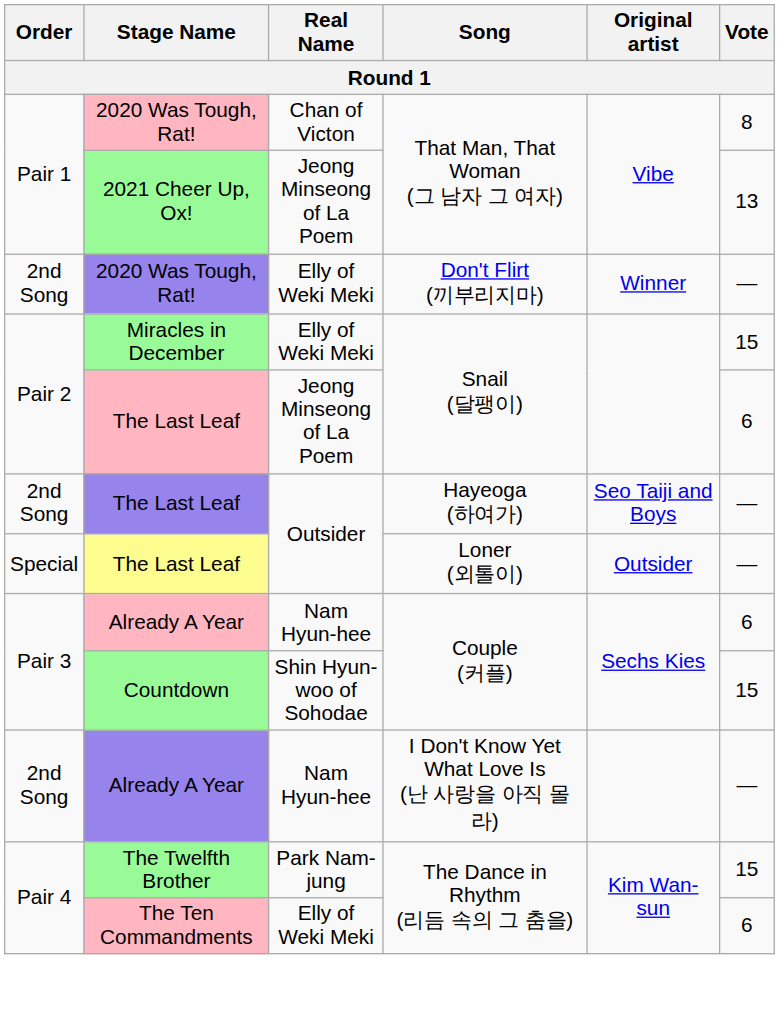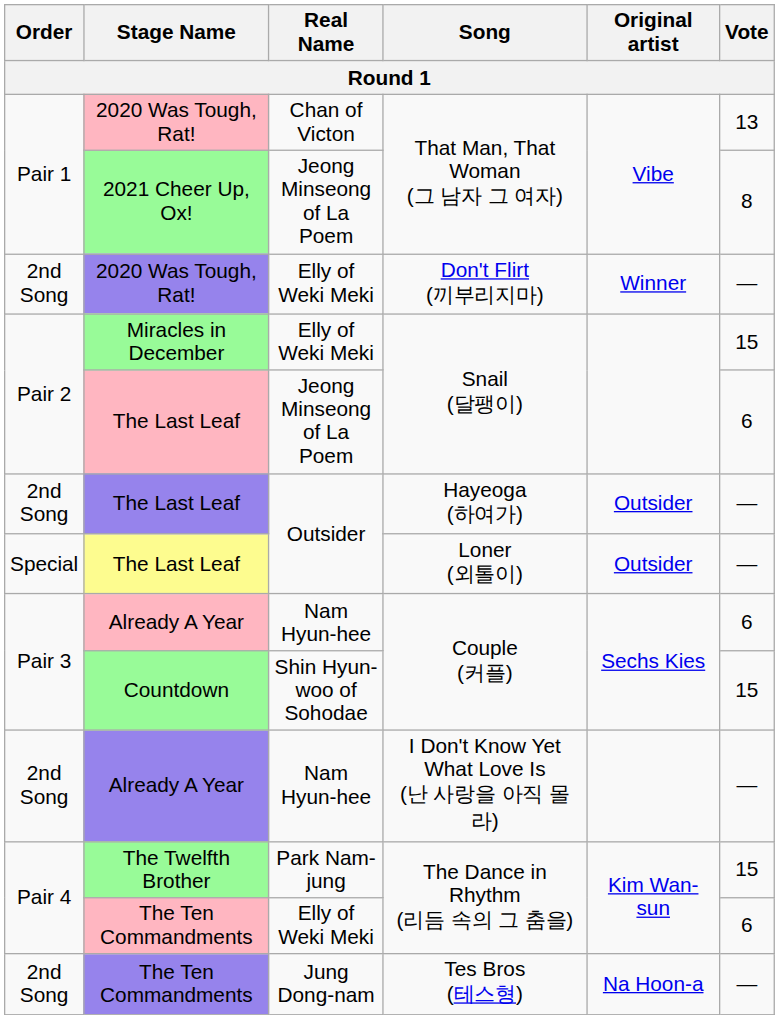(747, 122) 8 -> (747, 122) 13
(747, 201) 13 -> (747, 201) 8
(653, 503) Seo Taiji and Boys -> (653, 503) Outsider
+ row: (176, 983)
